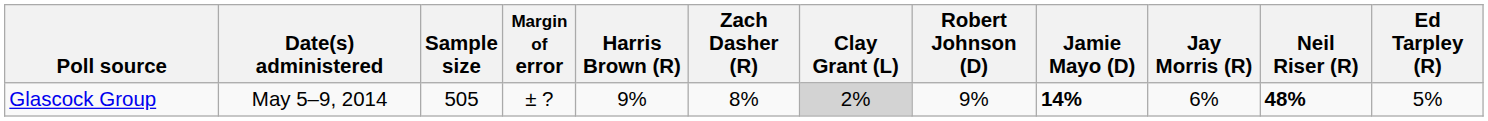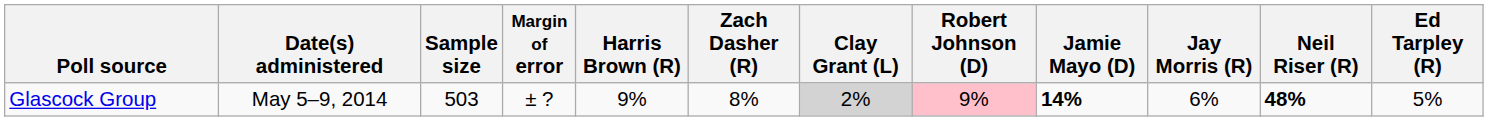(461, 99) 505 -> (461, 99) 503
(974, 99) no background -> (974, 99) pink background
